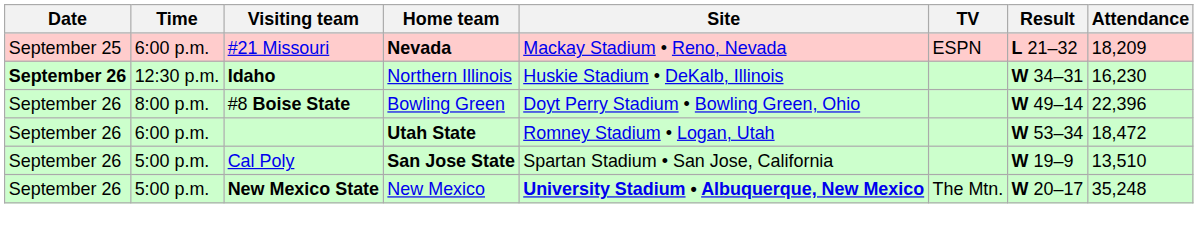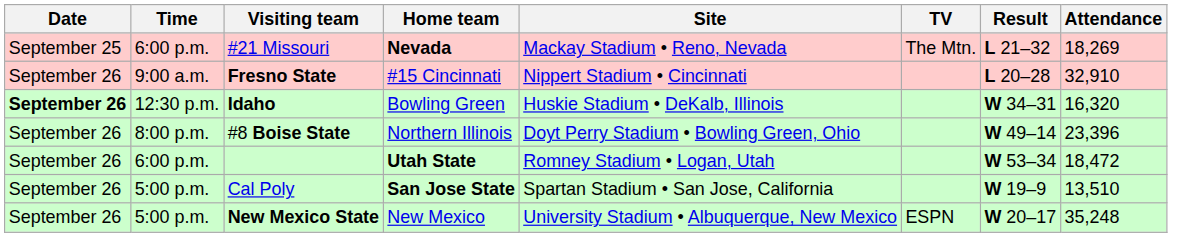(957, 47) ESPN -> (941, 47) The Mtn.
(1119, 47) 18,209 -> (1092, 47) 18,269
+ row: (282, 76)
(450, 76) Northern Illinois -> (446, 104) Bowling Green
(1119, 76) 16,230 -> (1092, 104) 16,320
(446, 104) Bowling Green -> (450, 133) Northern Illinois
(1119, 104) 22,396 -> (1092, 133) 23,396
(724, 189) bold -> (710, 218) normal
(968, 189) The Mtn. -> (930, 218) ESPN
